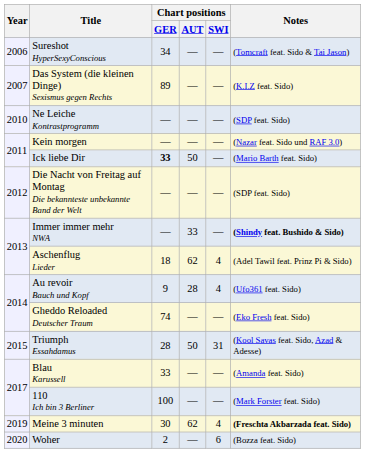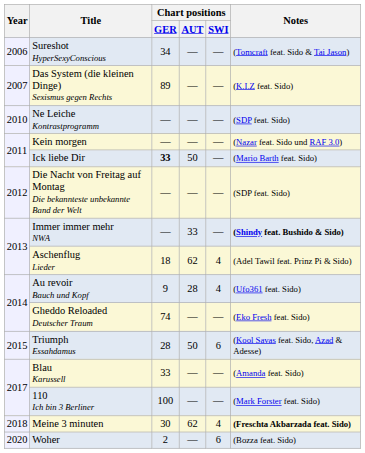(218, 345) 31 -> (218, 345) 6
(17, 423) 2019 -> (17, 423) 2018
